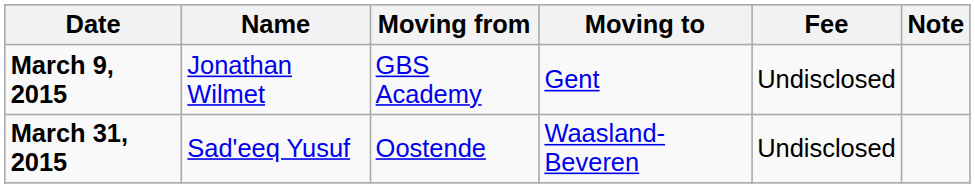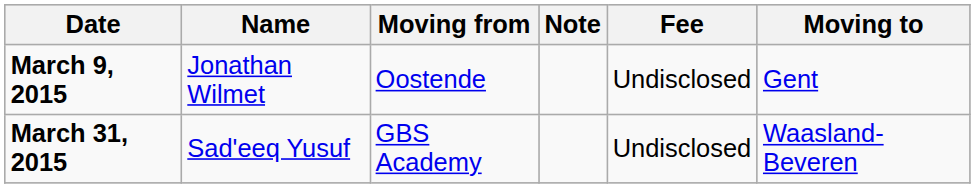columns swapped: (645, 24) <-> (936, 24)
(429, 79) GBS Academy -> (431, 79) Oostende
(431, 148) Oostende -> (429, 148) GBS Academy
